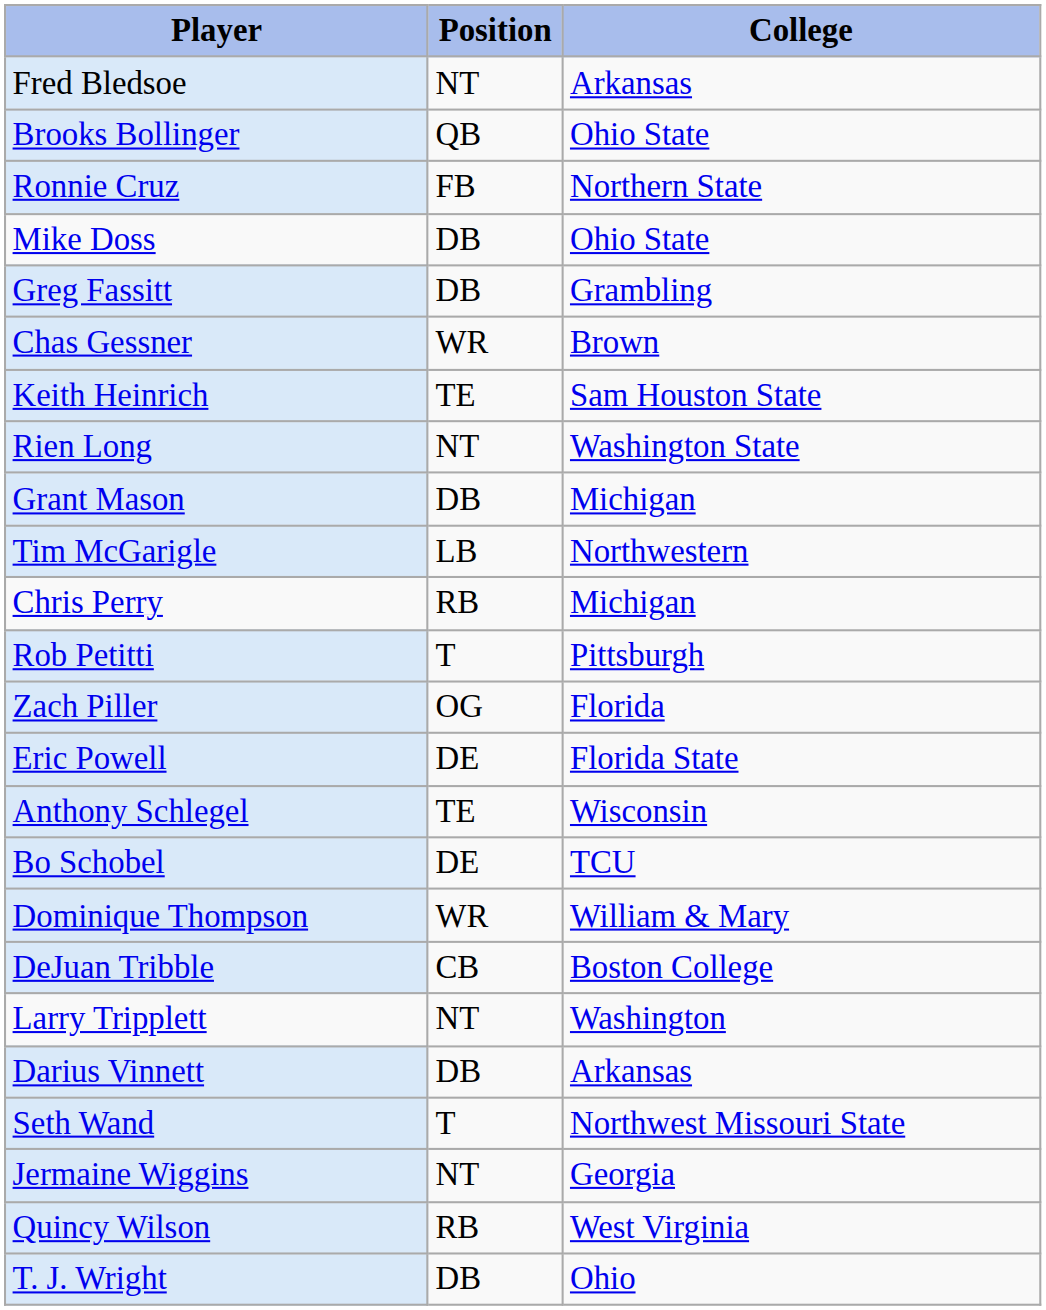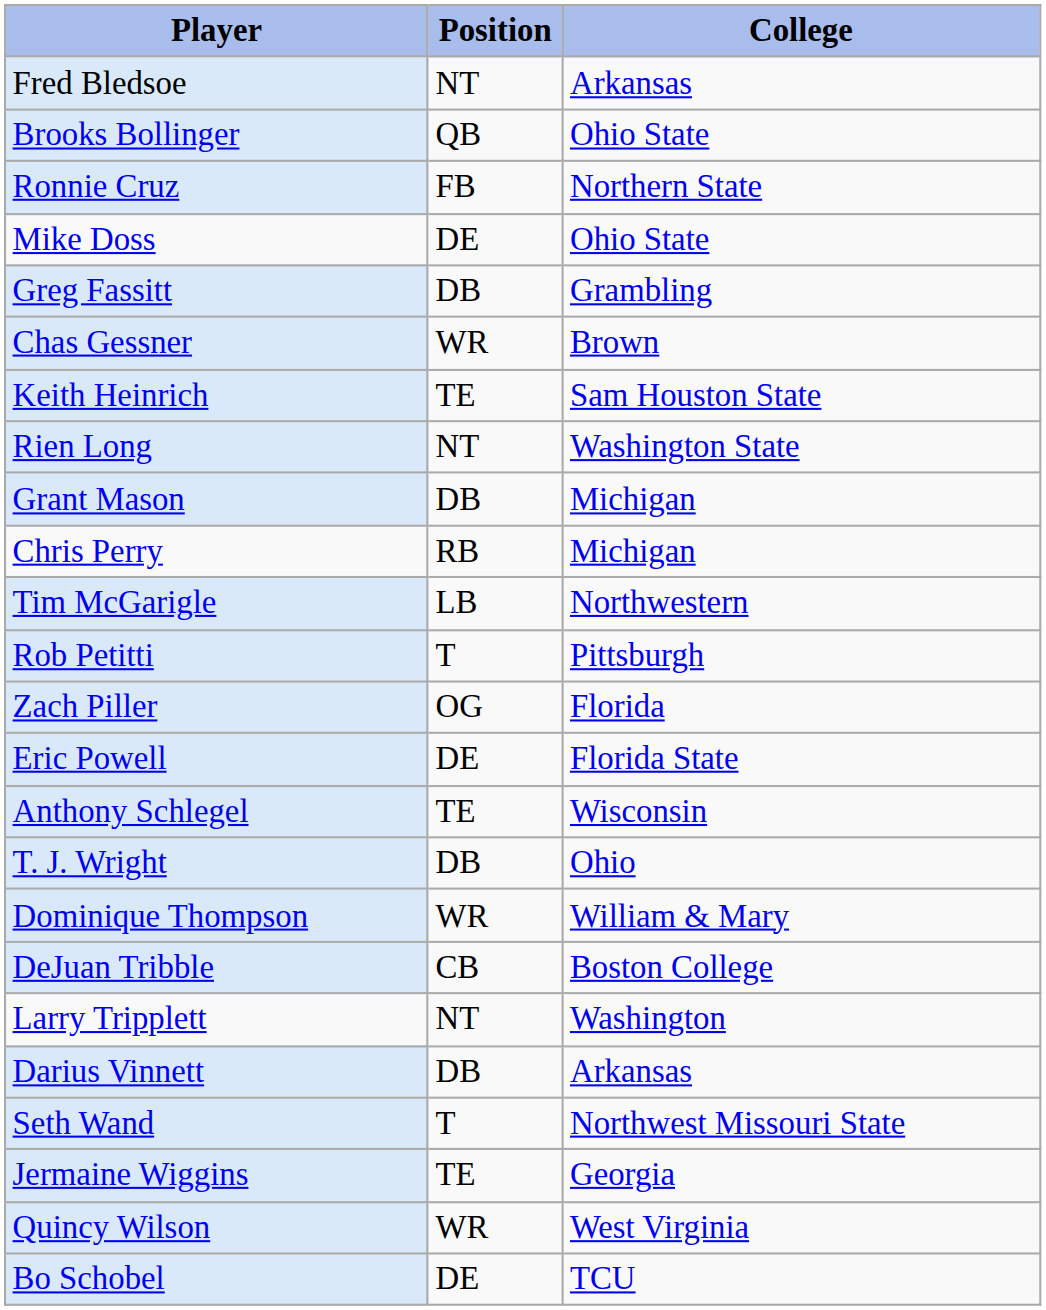(458, 238) DB -> (457, 238) DE
rows swapped: (114, 550) <-> (88, 602)
rows swapped: (89, 862) <-> (90, 1278)
(457, 1174) NT -> (456, 1174) TE
(457, 1226) RB -> (462, 1226) WR
